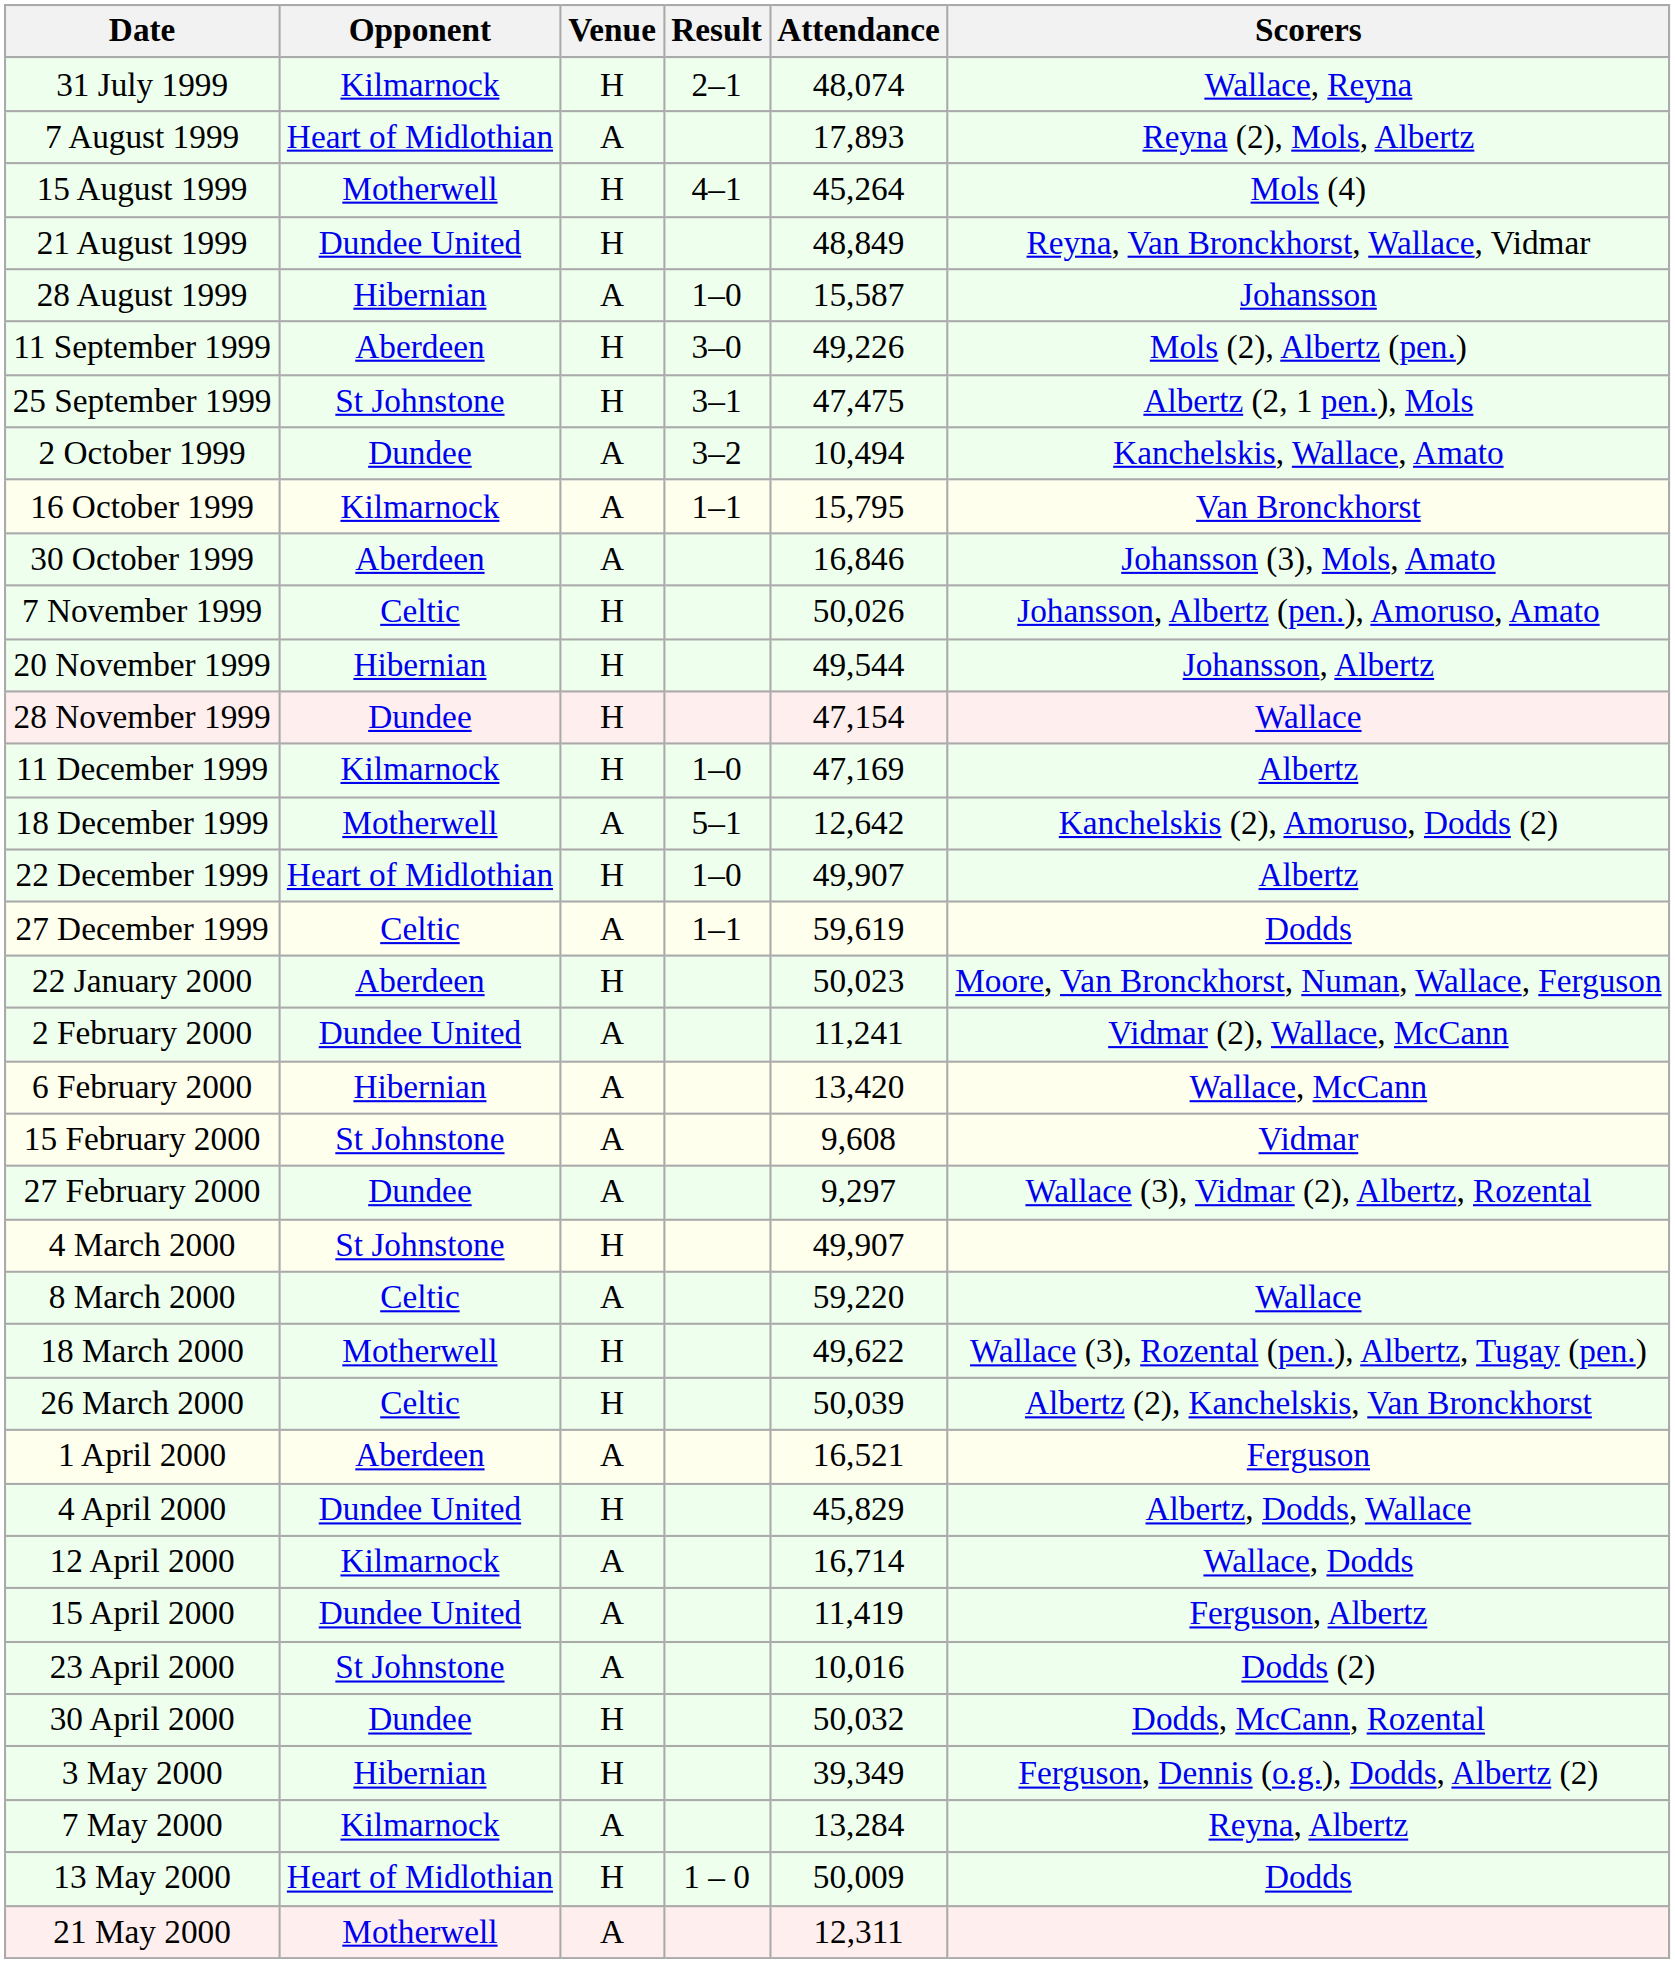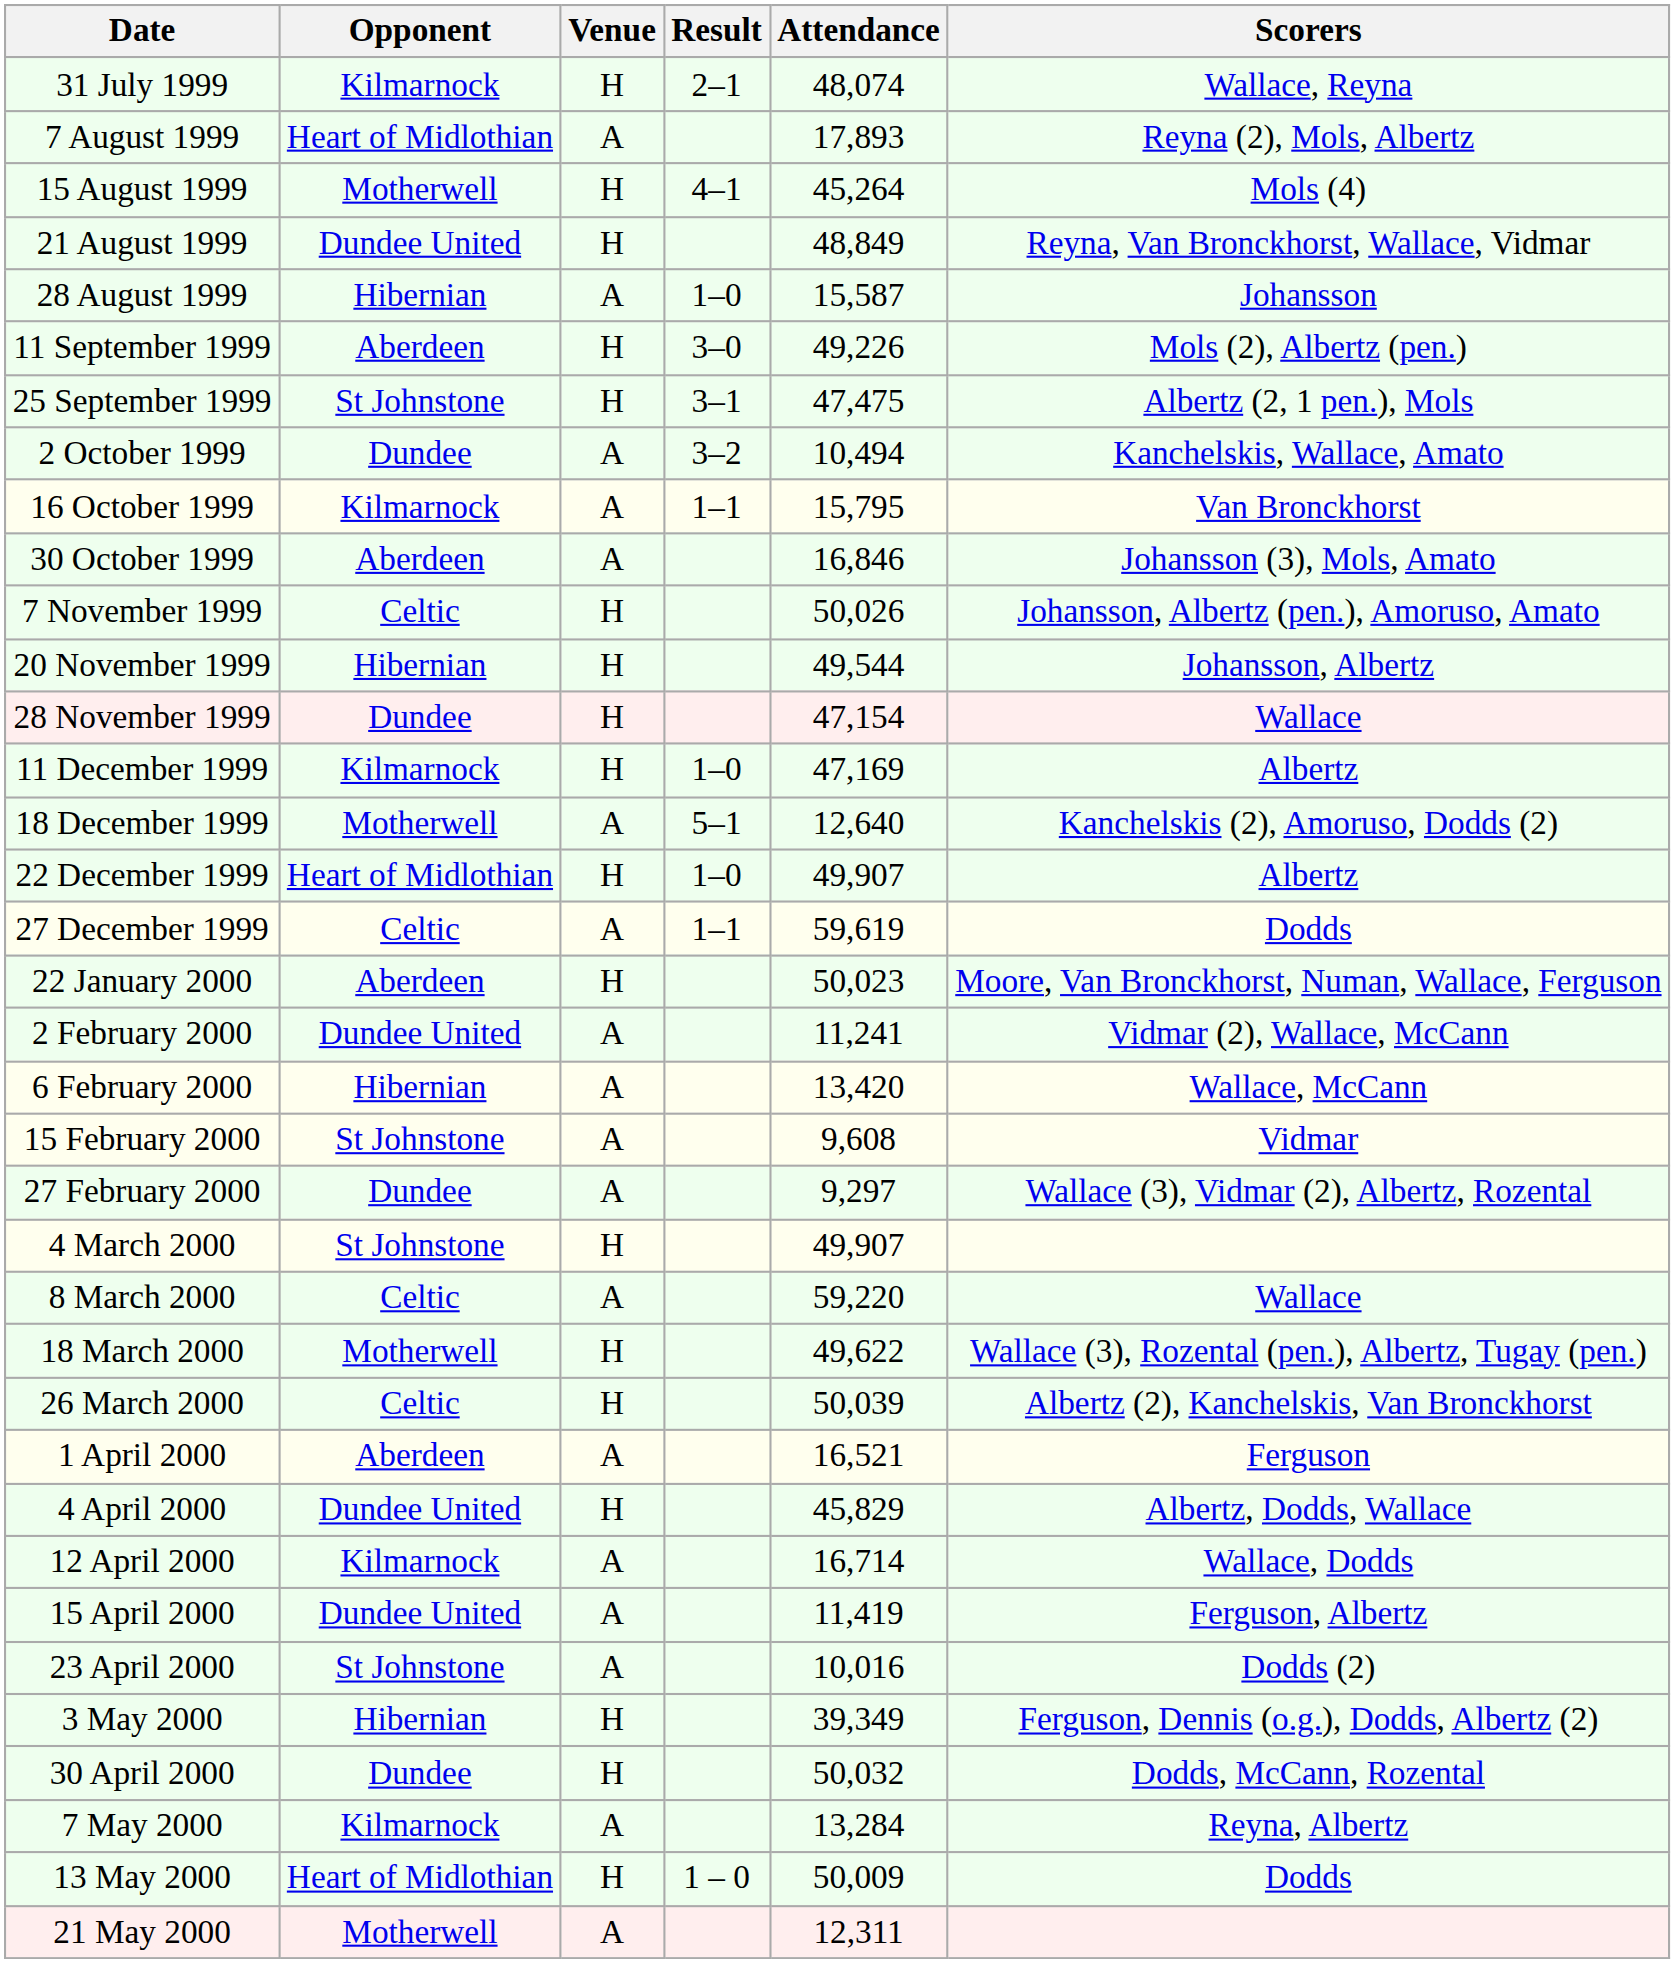(859, 822) 12,642 -> (859, 822) 12,640
rows swapped: (142, 1719) <-> (142, 1772)
